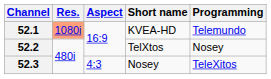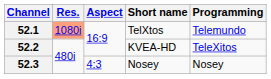(152, 30) KVEA-HD -> (146, 30) TelXtos
(146, 47) TelXtos -> (152, 47) KVEA-HD
(208, 47) Nosey -> (215, 47) TeleXitos
(215, 64) TeleXitos -> (208, 64) Nosey
